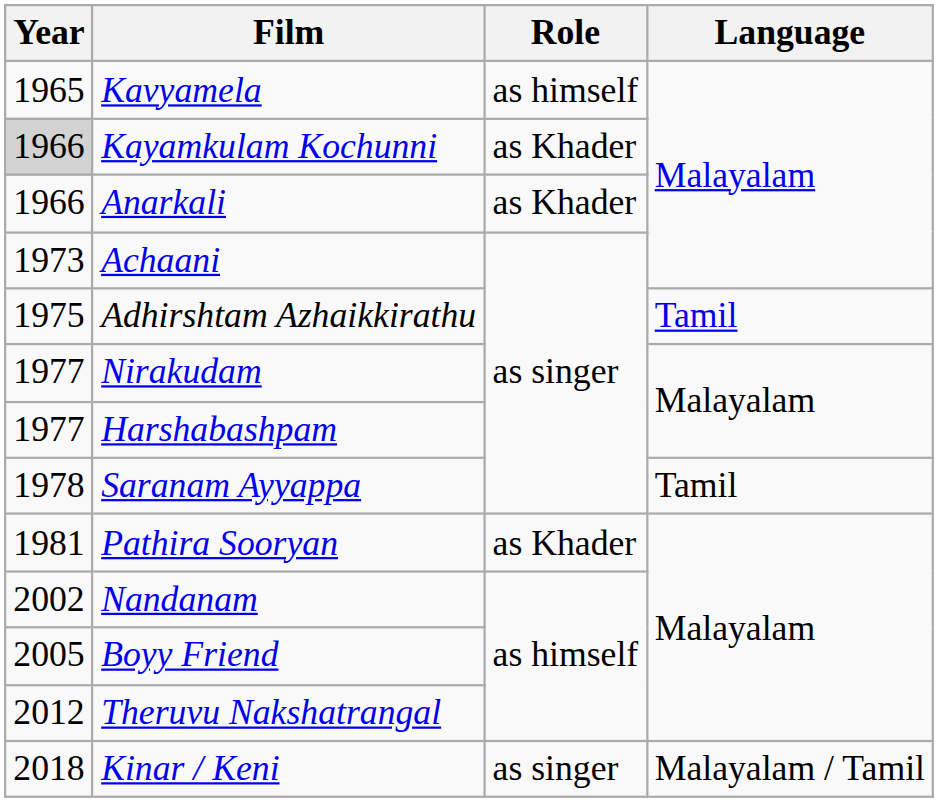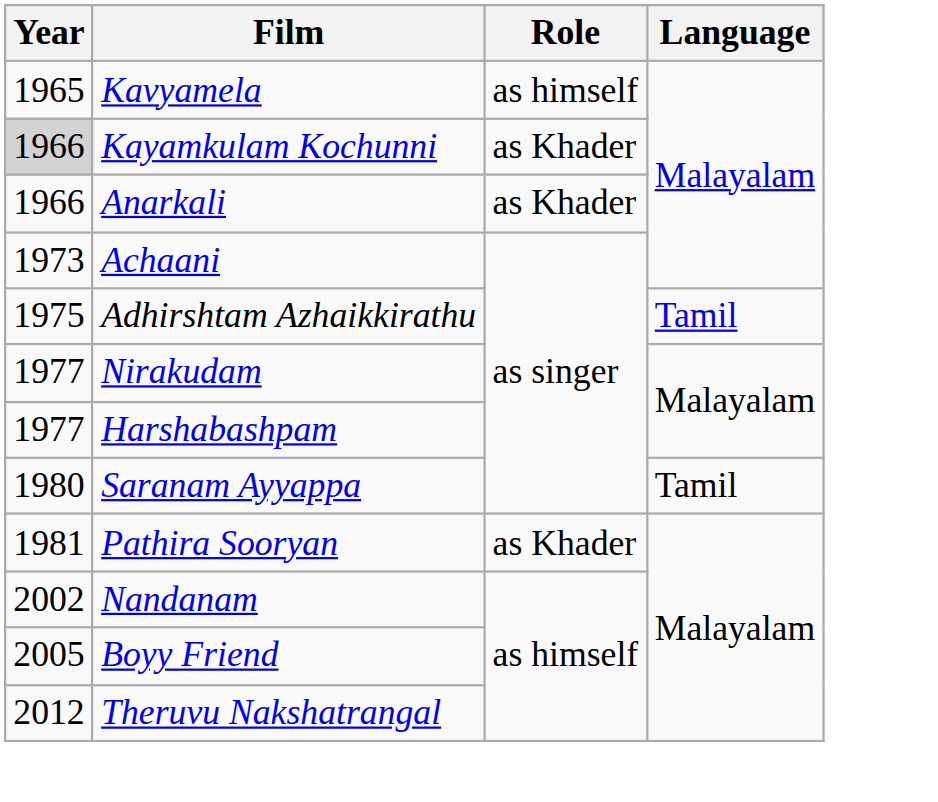(49, 485) 1978 -> (49, 485) 1980
- row: (190, 768)
